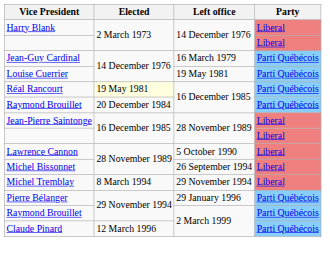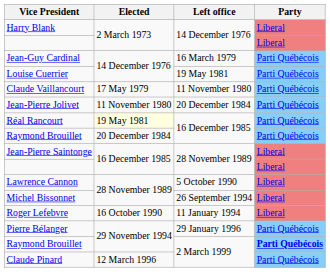+ row: (45, 89)
+ row: (43, 105)
+ row: (37, 213)
- row: (40, 182)
(288, 213) normal -> (290, 244) bold
